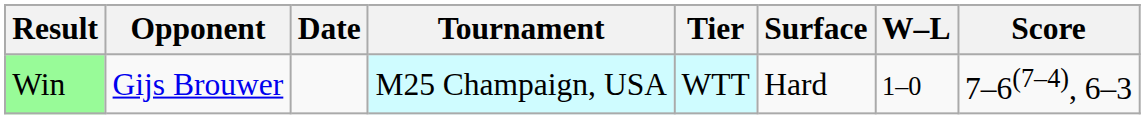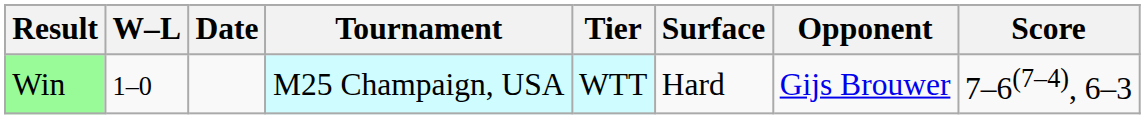columns swapped: (916, 29) <-> (198, 29)
